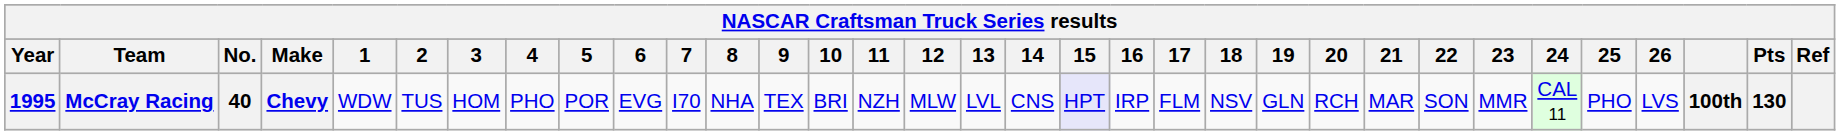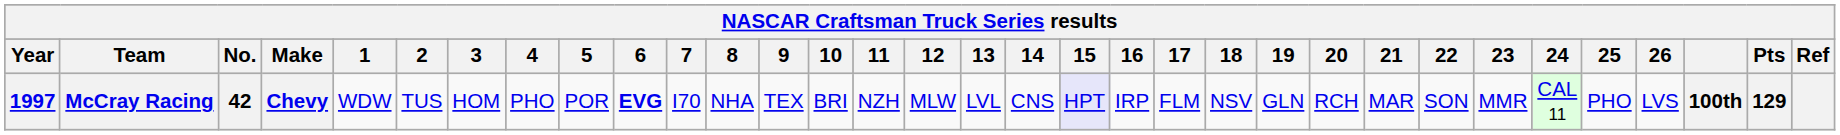(33, 101) 1995 -> (33, 101) 1997
(240, 101) 40 -> (240, 101) 42
(641, 101) normal -> (641, 101) bold
(1769, 101) 130 -> (1769, 101) 129
